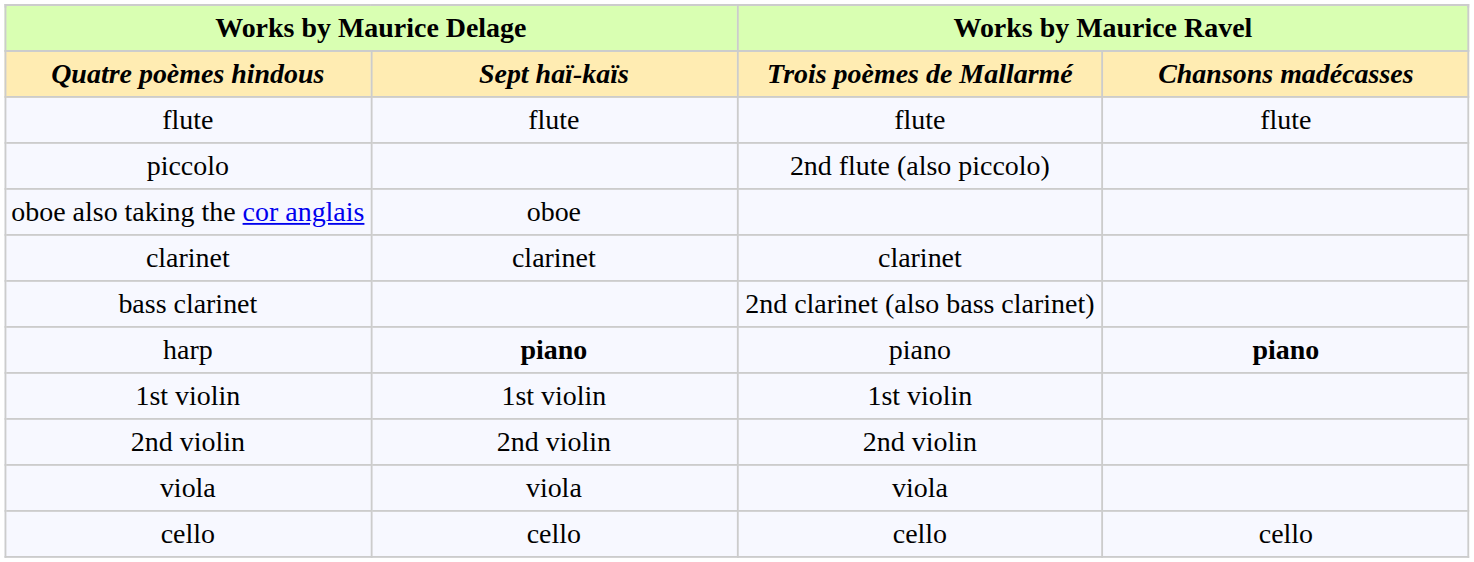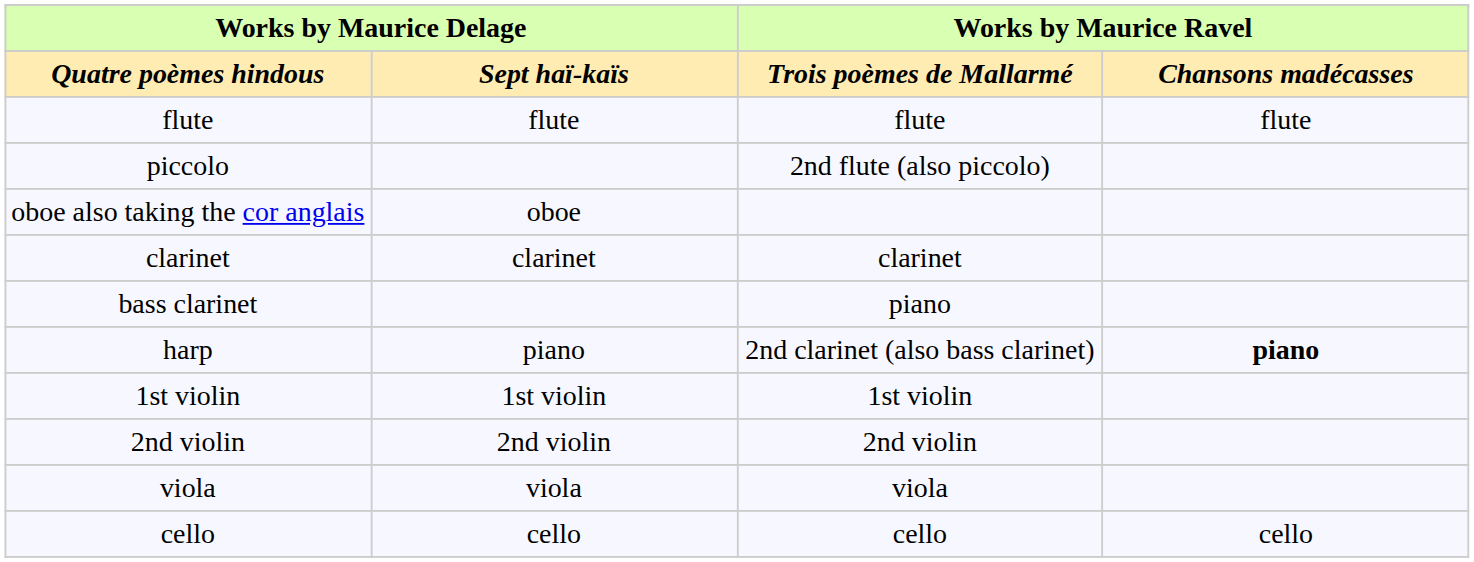(920, 303) 2nd clarinet (also bass clarinet) -> (920, 303) piano
(554, 349) bold -> (554, 349) normal
(920, 349) piano -> (920, 349) 2nd clarinet (also bass clarinet)
